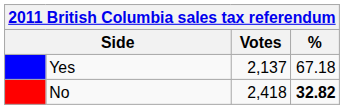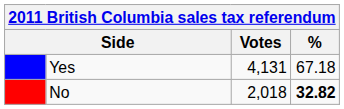(267, 67) 2,137 -> (267, 67) 4,131
(267, 92) 2,418 -> (267, 92) 2,018
